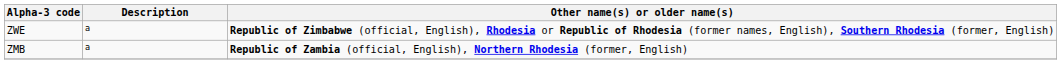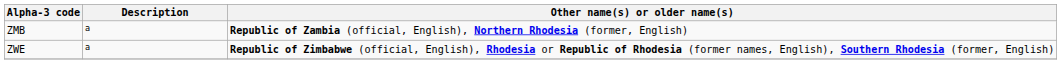rows swapped: (16, 50) <-> (16, 30)
